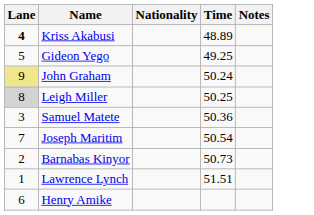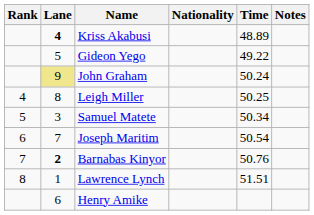+ column: (23, 14)
(218, 55) 49.25 -> (254, 55) 49.22
(21, 96) lightgrey background -> (58, 96) no background
(218, 117) 50.36 -> (254, 117) 50.34
(21, 158) normal -> (58, 158) bold
(218, 158) 50.73 -> (254, 158) 50.76
